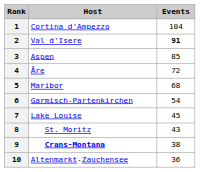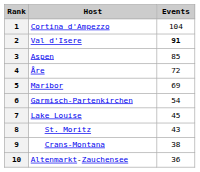(176, 86) 68 -> (176, 86) 69
(68, 145) bold -> (68, 145) normal
